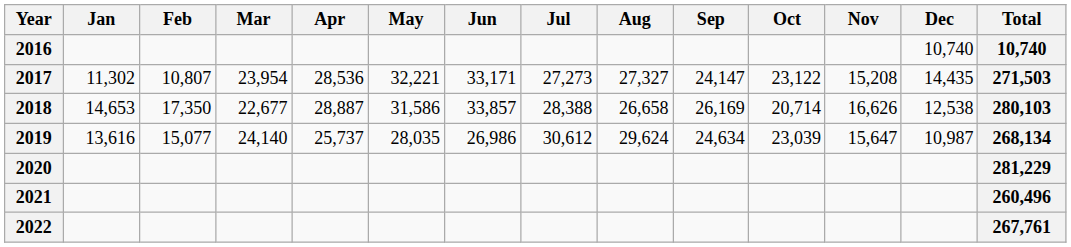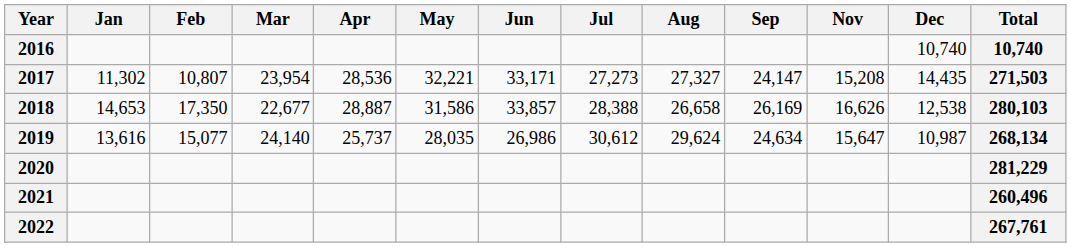- column: (787, 19)
